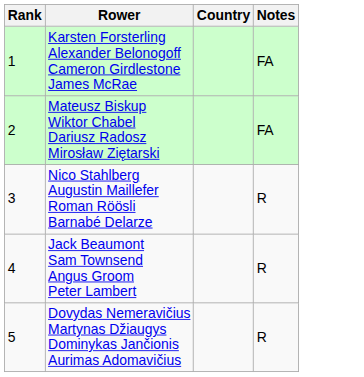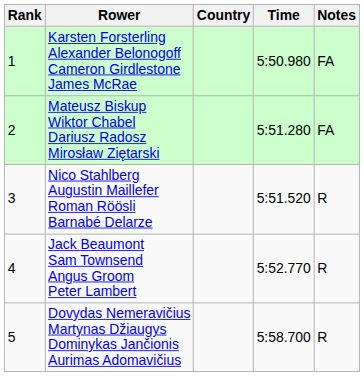+ column: (284, 15)
